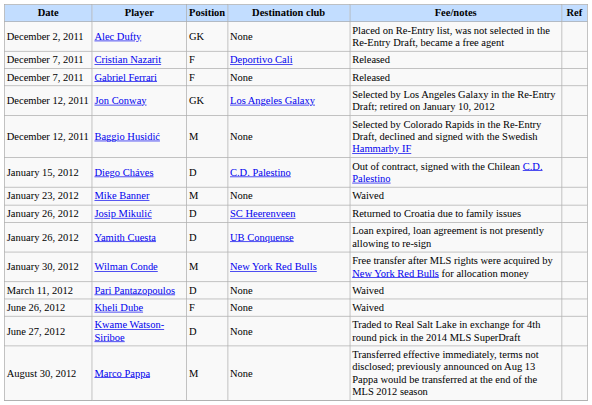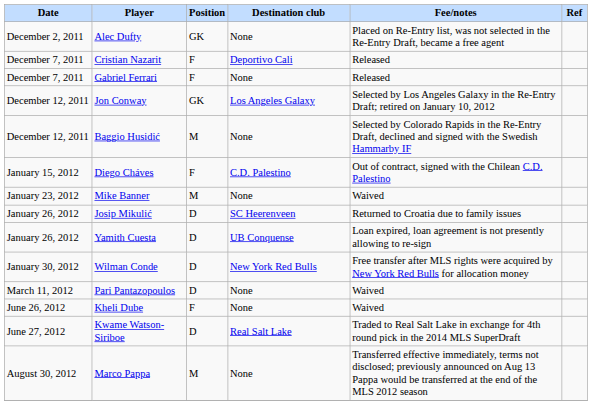(193, 172) D -> (192, 172) F
(194, 266) M -> (193, 266) D
(241, 331) None -> (261, 331) Real Salt Lake
